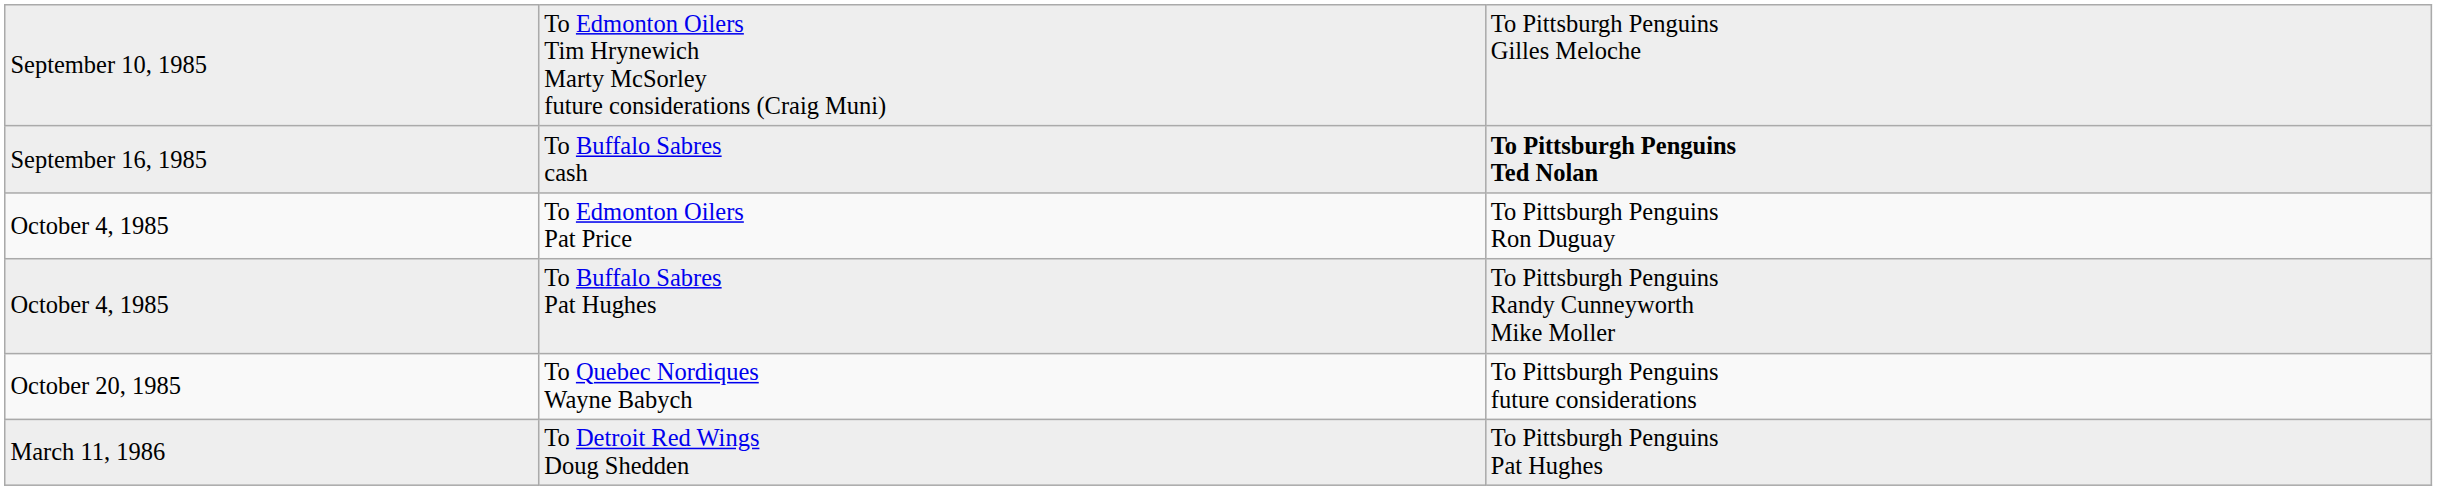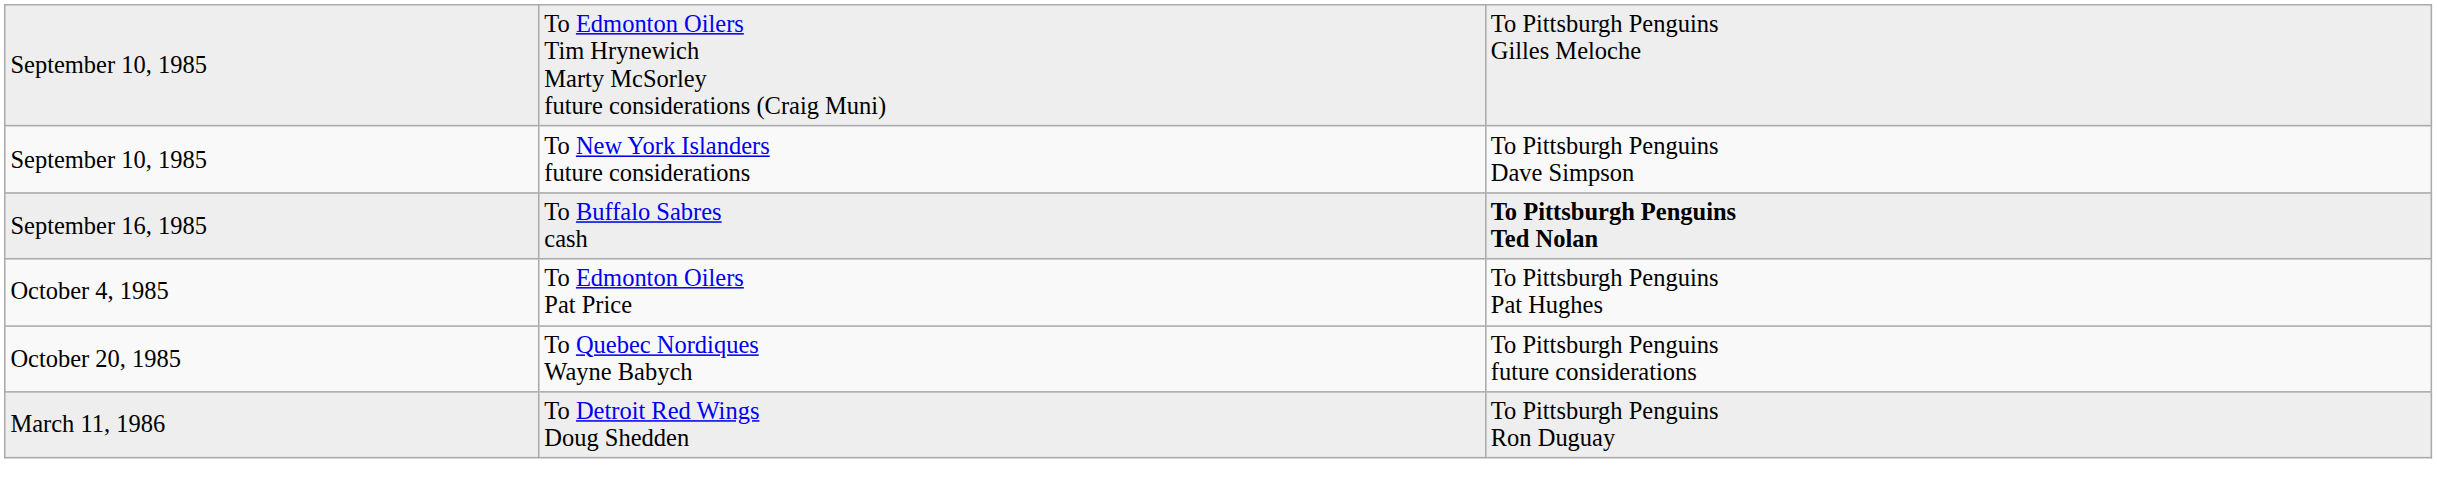+ row: (657, 159)
(1605, 225) To Pittsburgh Penguins Ron Duguay -> (1605, 291) To Pittsburgh Penguins Pat Hughes
- row: (633, 291)
(1605, 452) To Pittsburgh Penguins Pat Hughes -> (1605, 424) To Pittsburgh Penguins Ron Duguay
